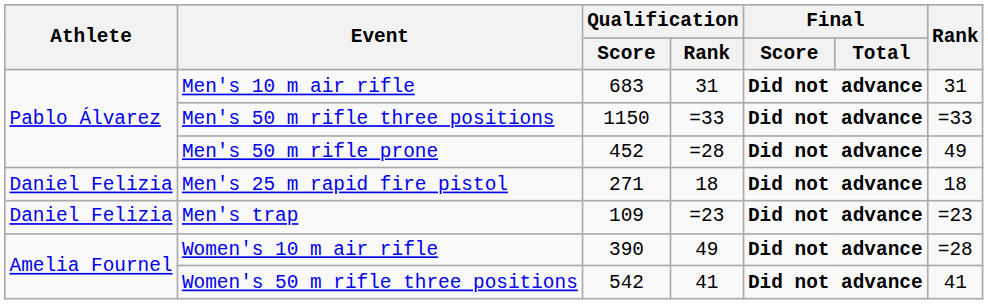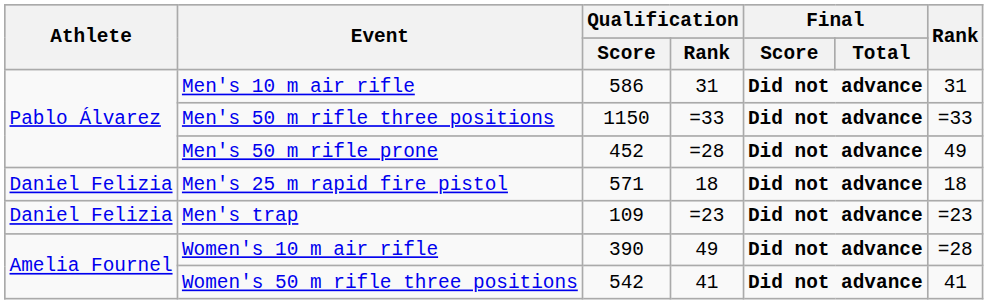(626, 86) 683 -> (626, 86) 586
(626, 184) 271 -> (626, 184) 571
